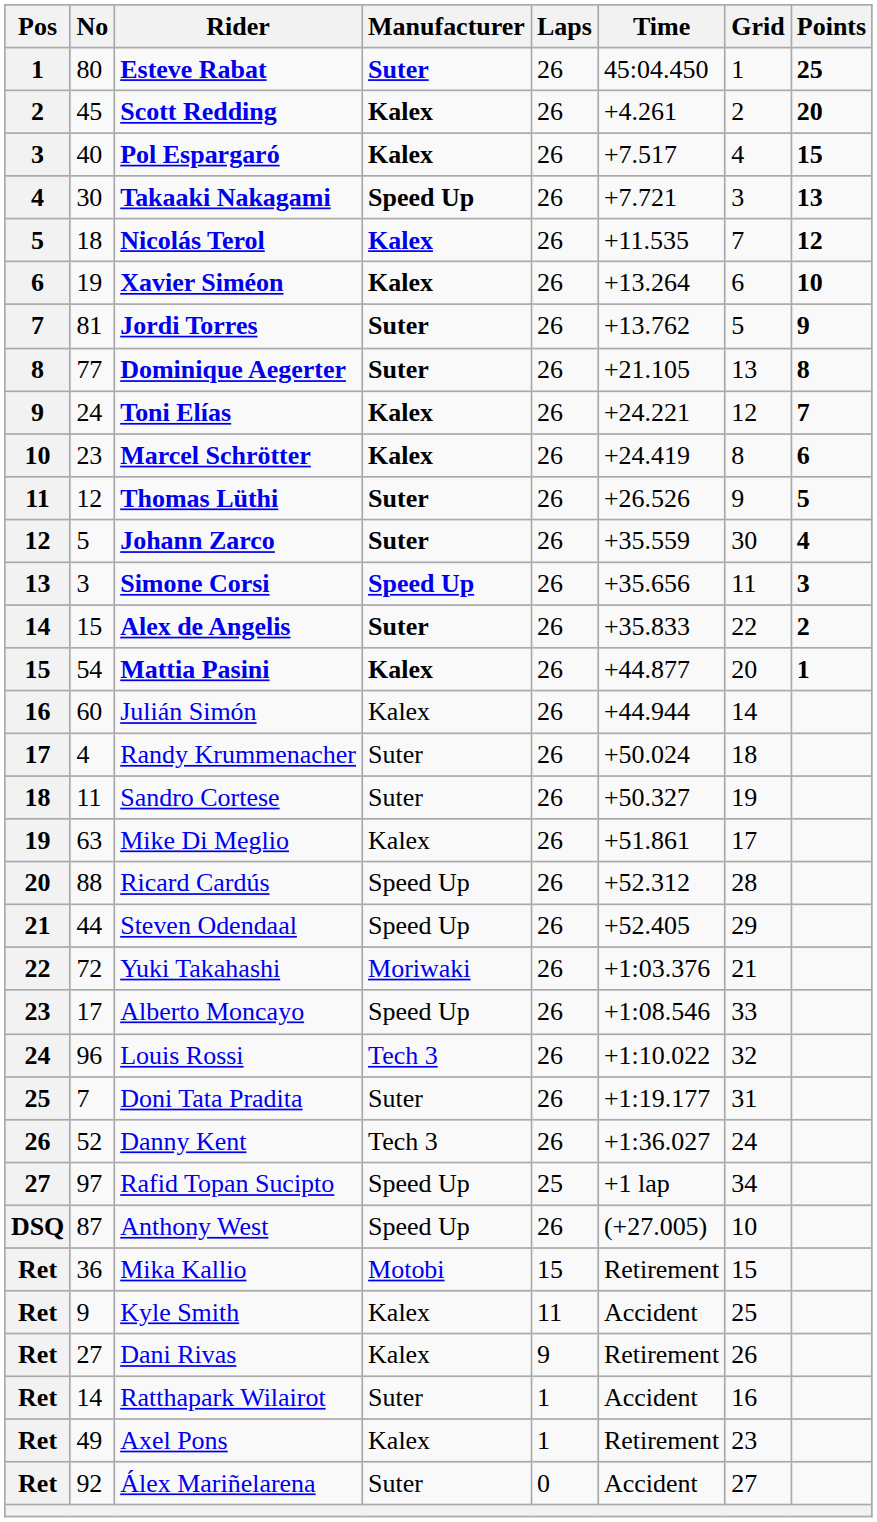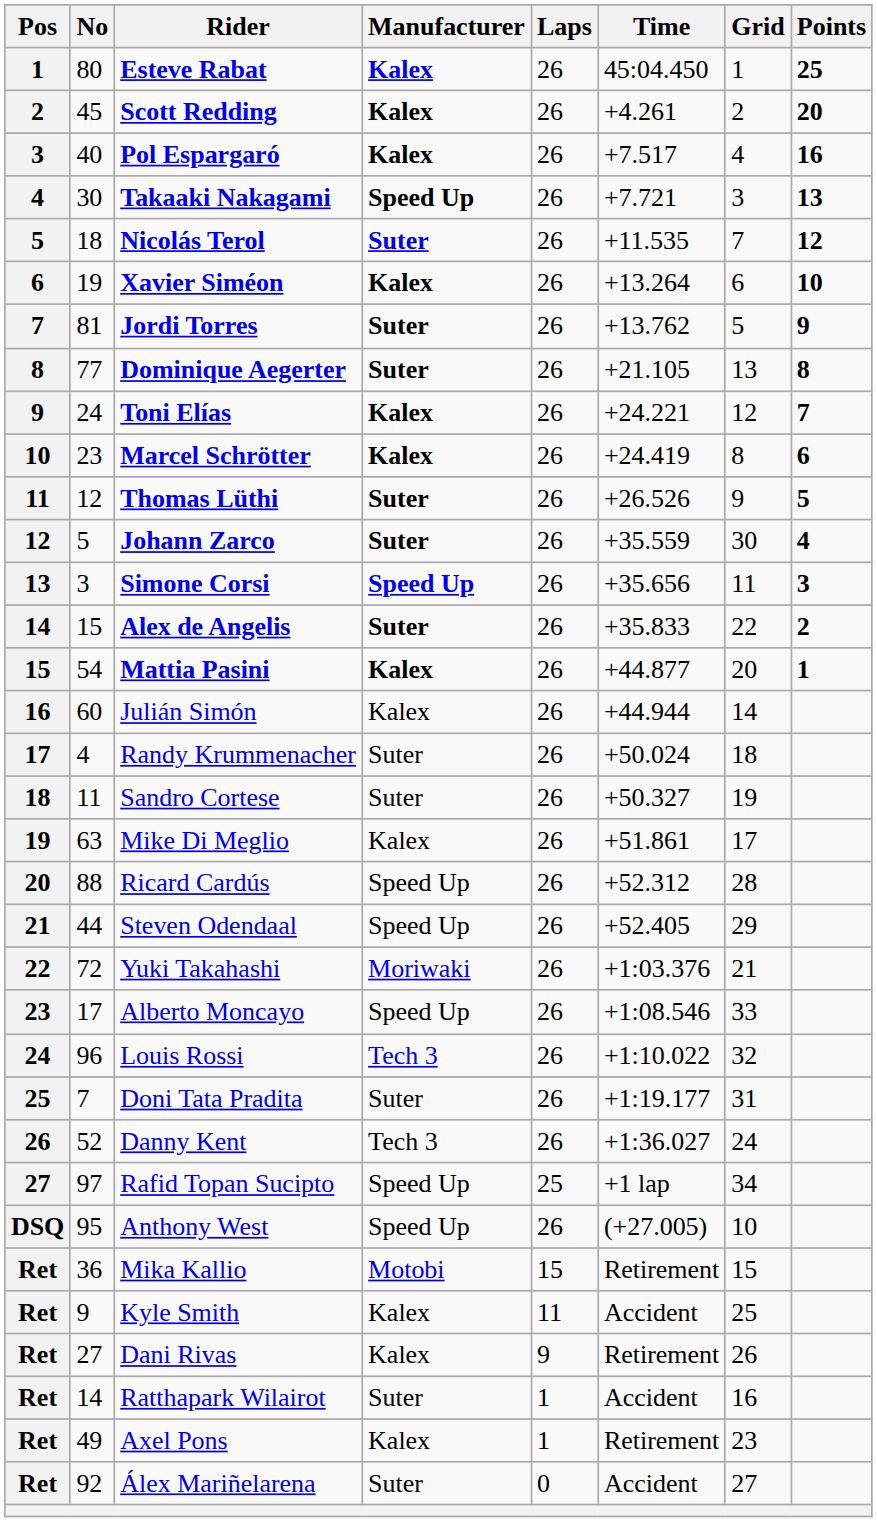(398, 68) Suter -> (401, 68) Kalex
(810, 154) 15 -> (810, 154) 16
(401, 240) Kalex -> (398, 240) Suter
(89, 1226) 87 -> (89, 1226) 95
